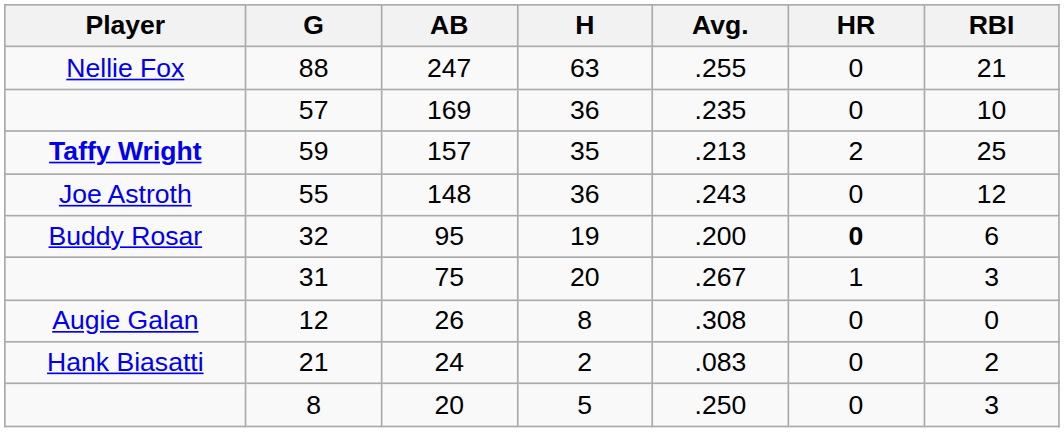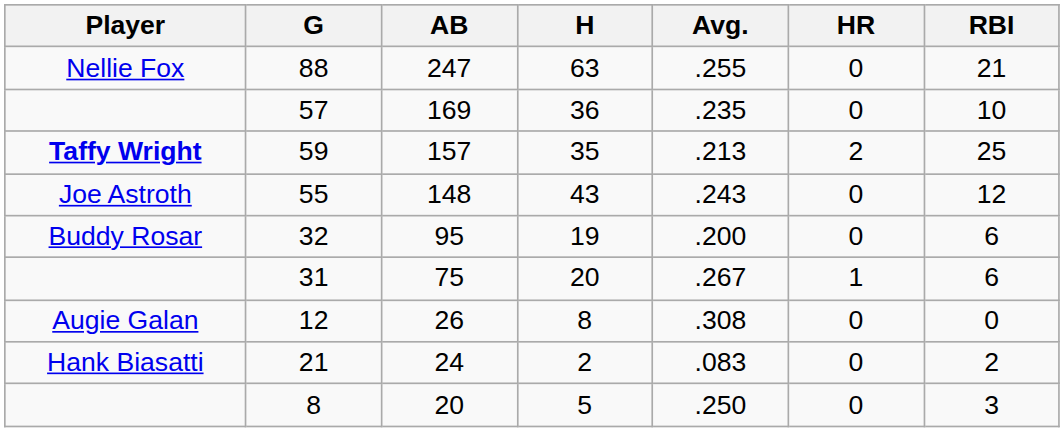(585, 194) 36 -> (585, 194) 43
(856, 236) bold -> (856, 236) normal
(992, 278) 3 -> (992, 278) 6
